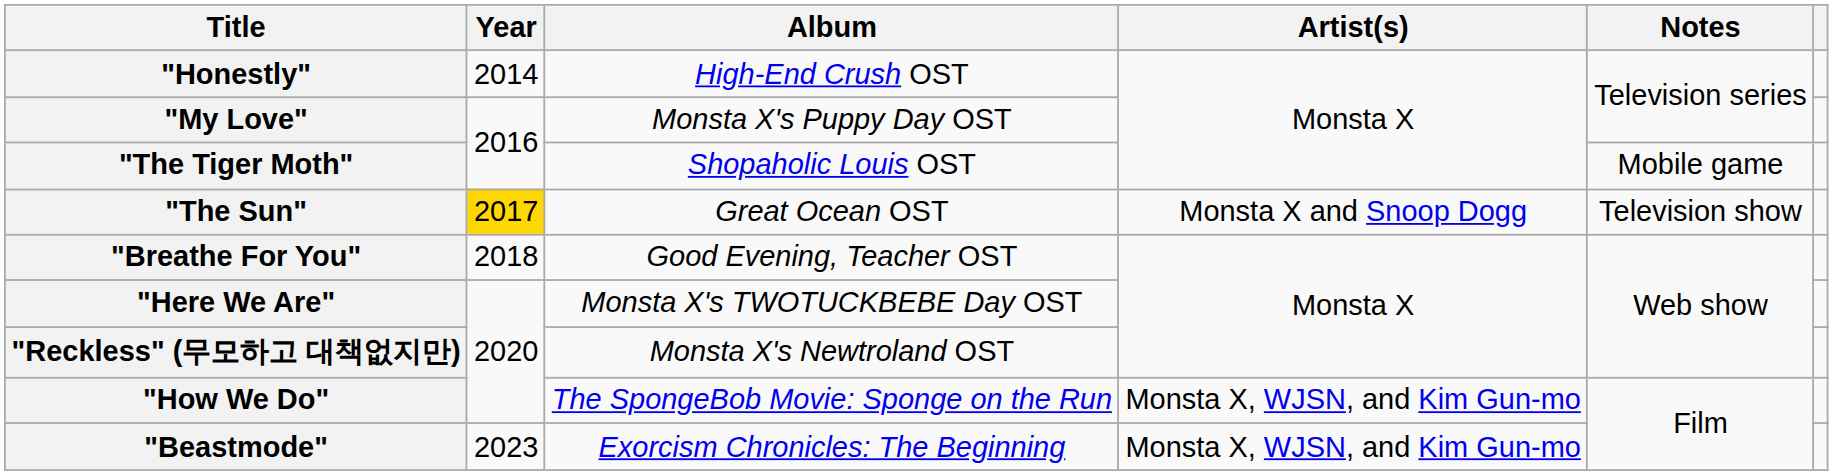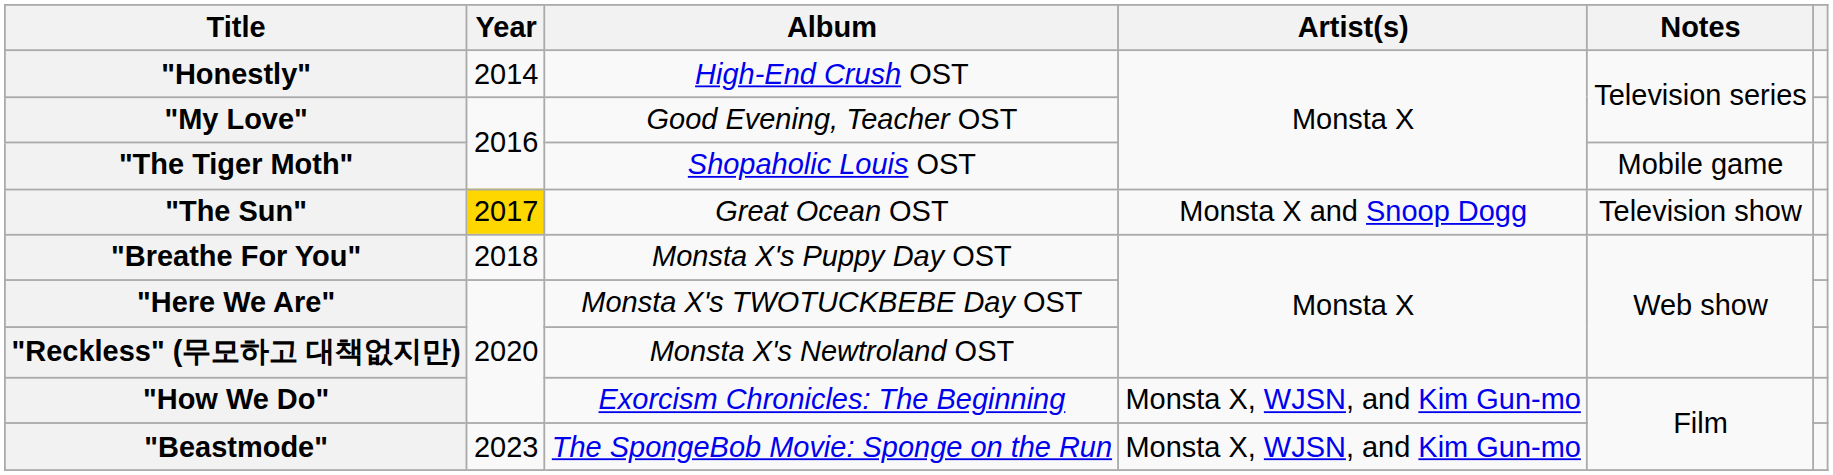(832, 119) Monsta X's Puppy Day OST -> (832, 119) Good Evening, Teacher OST
(832, 257) Good Evening, Teacher OST -> (832, 257) Monsta X's Puppy Day OST
(832, 400) The SpongeBob Movie: Sponge on the Run -> (832, 400) Exorcism Chronicles: The Beginning
(832, 446) Exorcism Chronicles: The Beginning -> (832, 446) The SpongeBob Movie: Sponge on the Run
